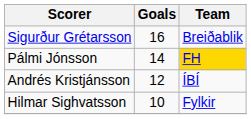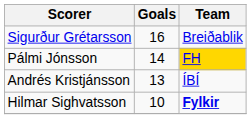(157, 80) 12 -> (157, 80) 13
(199, 102) normal -> (201, 102) bold
